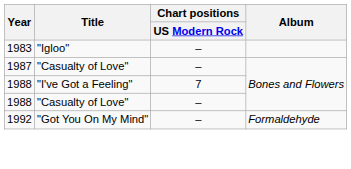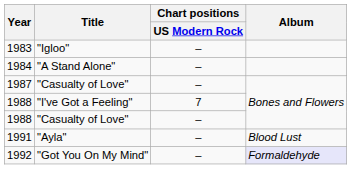+ row: (19, 66)
+ row: (19, 137)
(284, 119) no background -> (284, 155) lavender background
